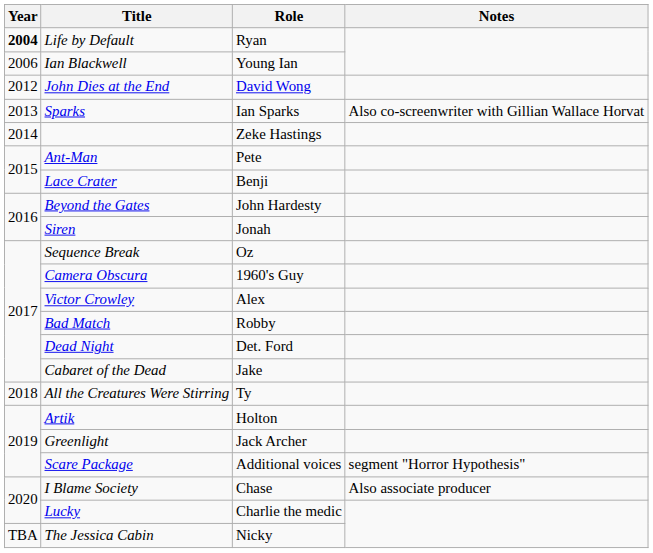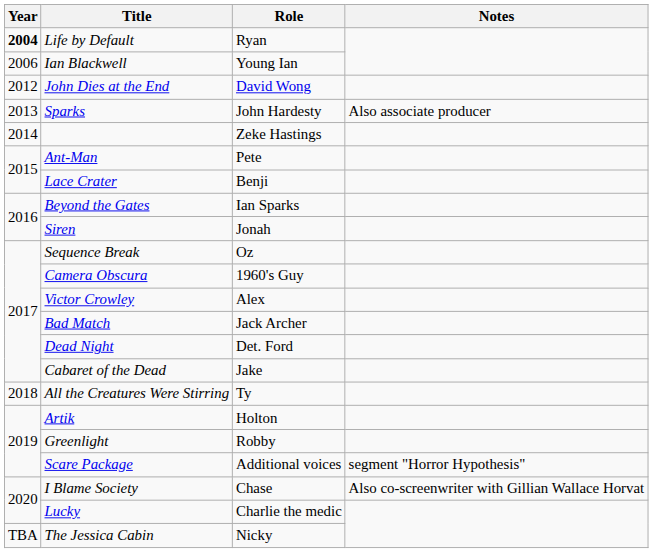(268, 110) Ian Sparks -> (279, 110) John Hardesty
(496, 110) Also co-screenwriter with Gillian Wallace Horvat -> (420, 110) Also associate producer
(279, 205) John Hardesty -> (268, 205) Ian Sparks
(256, 323) Robby -> (271, 323) Jack Archer
(271, 441) Jack Archer -> (256, 441) Robby
(420, 488) Also associate producer -> (496, 488) Also co-screenwriter with Gillian Wallace Horvat
